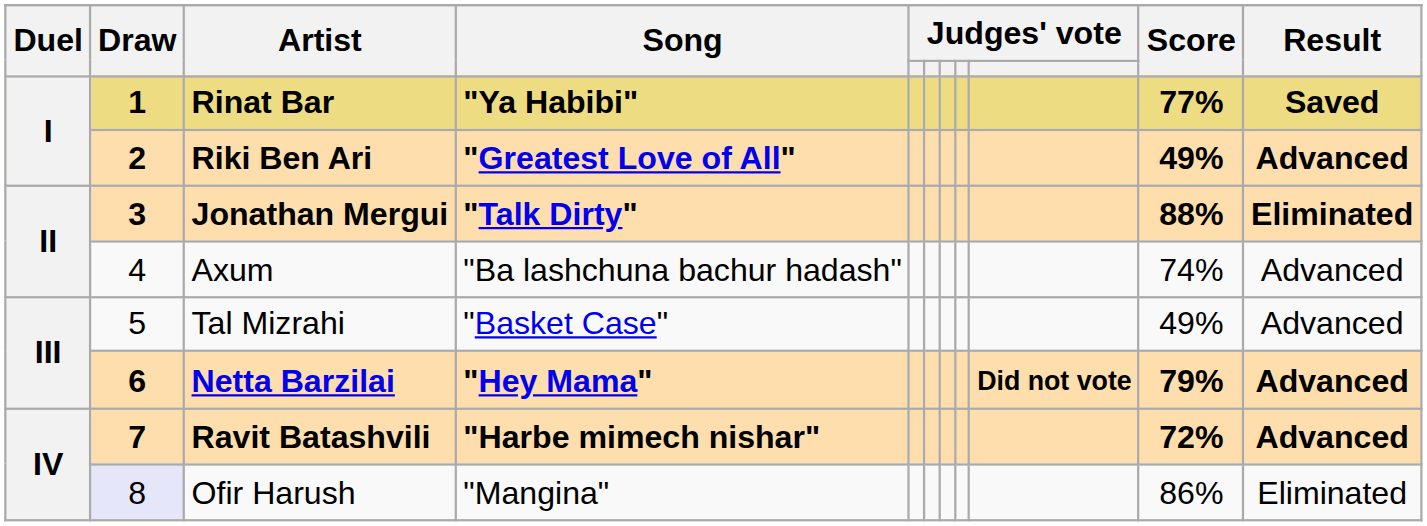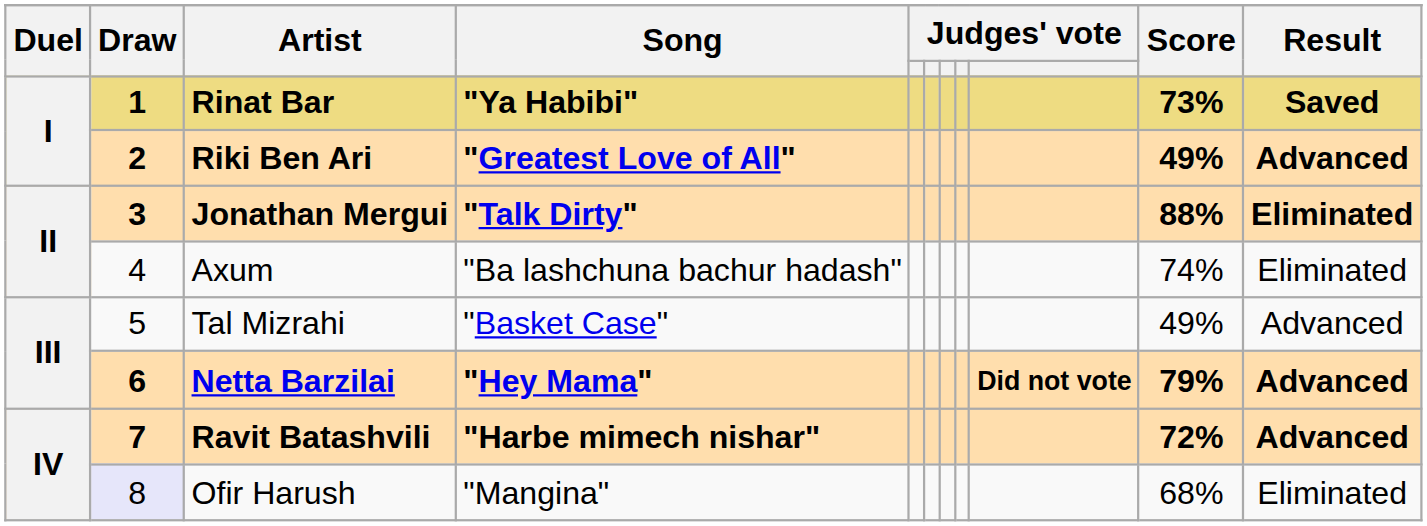(1191, 103) 77% -> (1191, 103) 73%
(1332, 269) Advanced -> (1332, 269) Eliminated
(1191, 492) 86% -> (1191, 492) 68%
